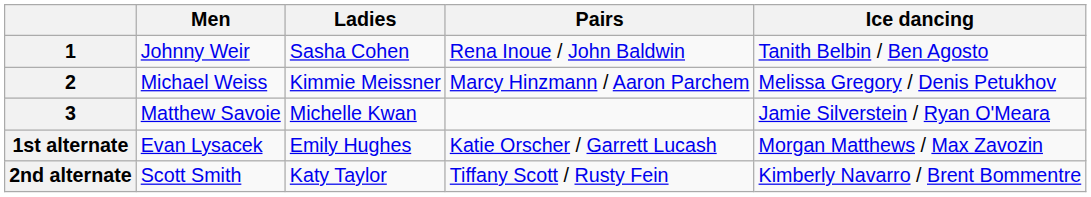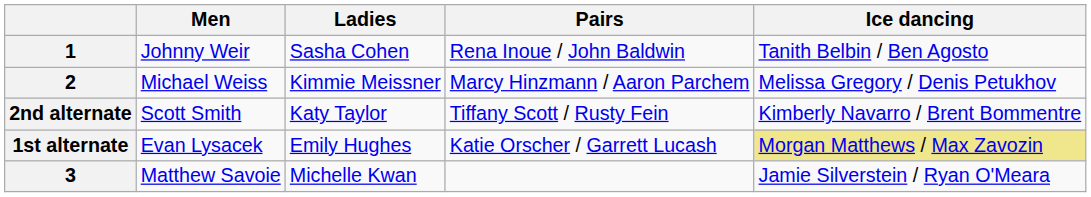rows swapped: (70, 113) <-> (70, 176)
(901, 144) no background -> (901, 144) khaki background
